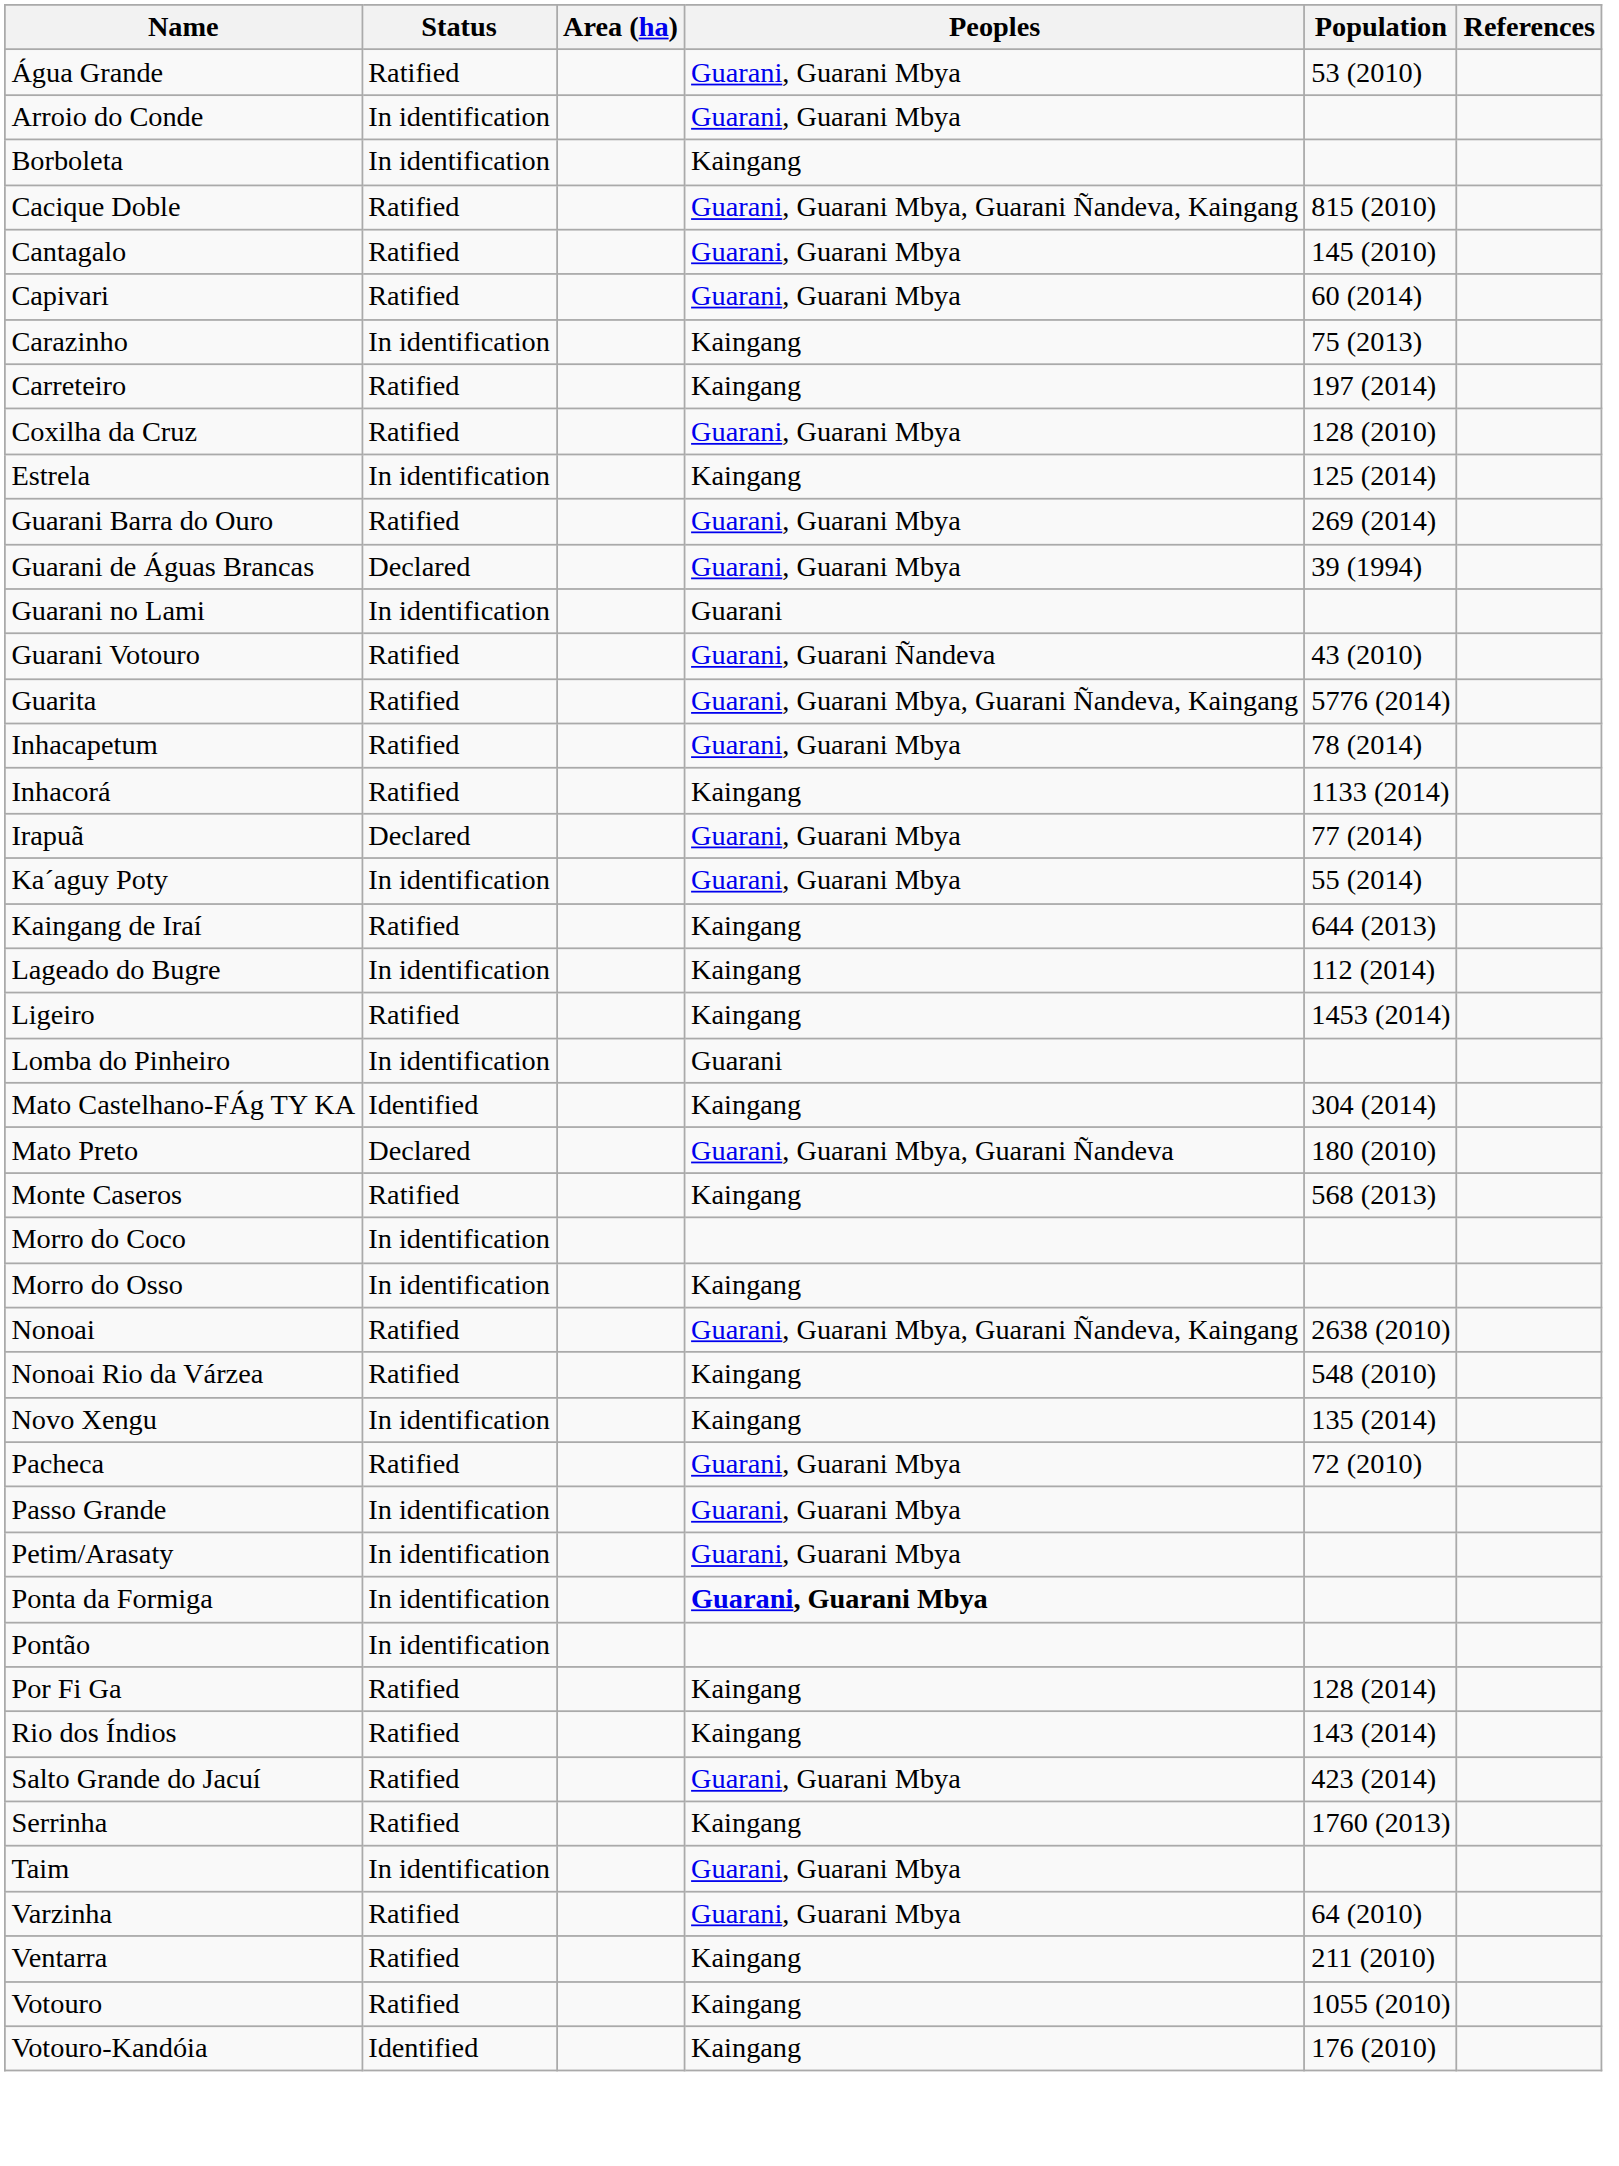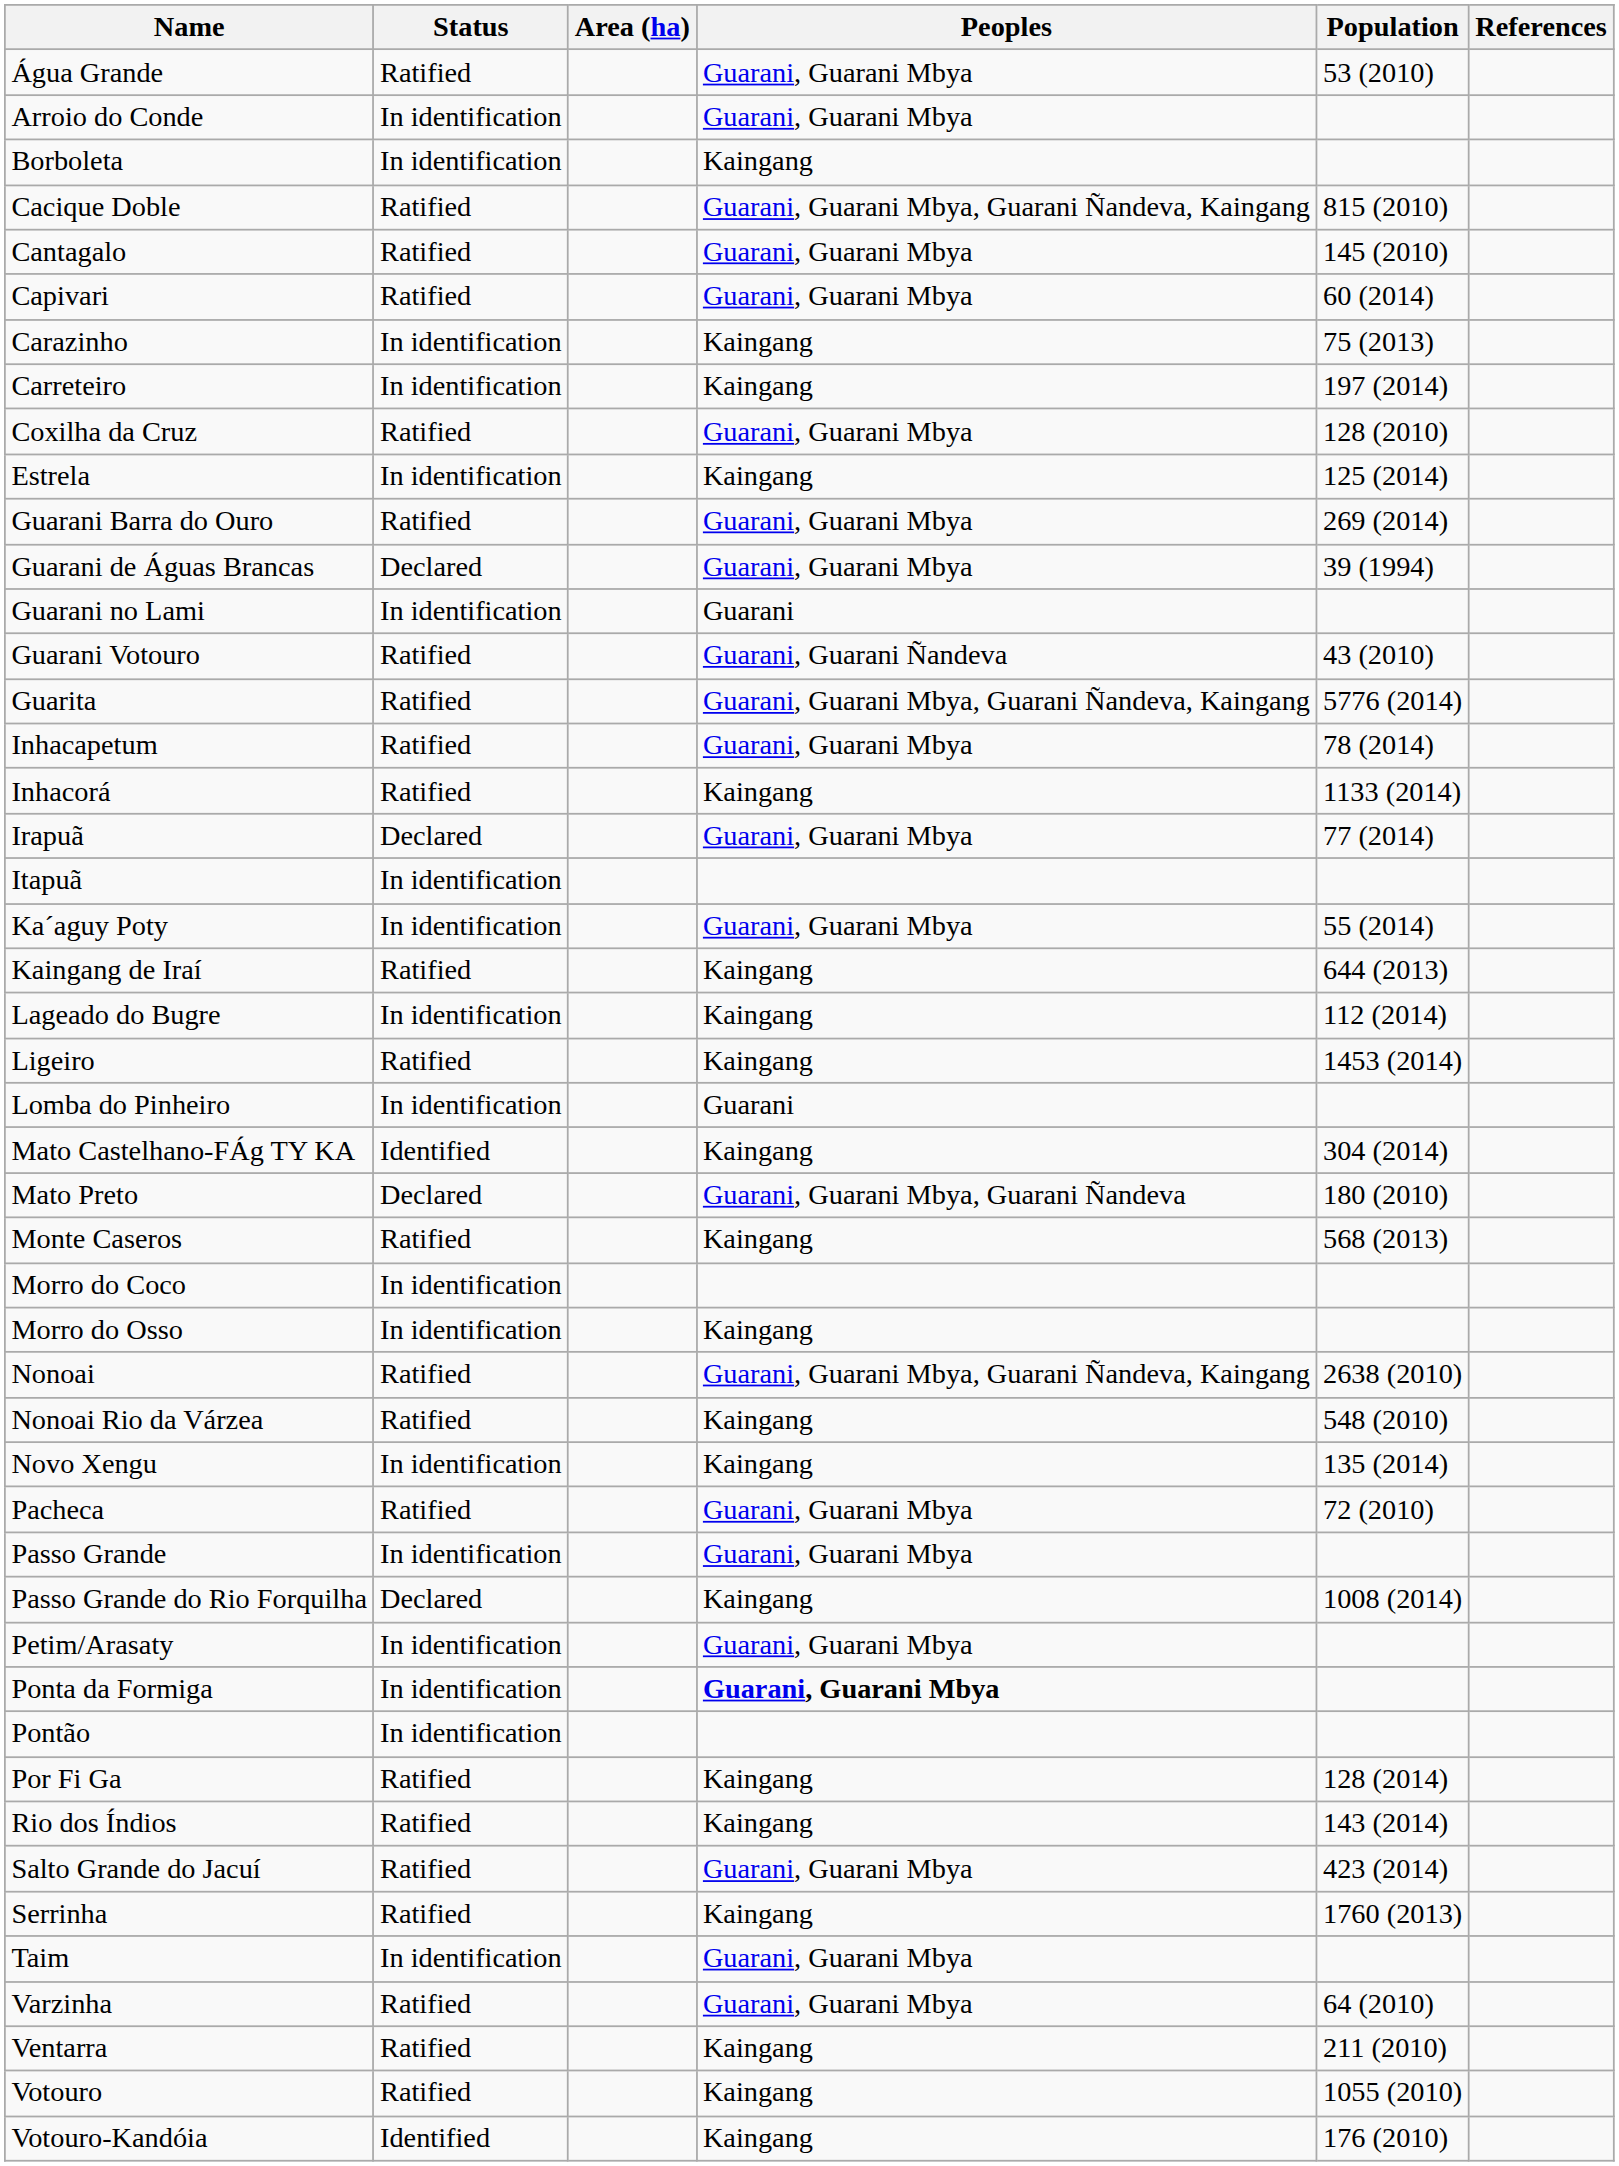(414, 386) Ratified -> (471, 386) In identification
+ row: (47, 880)
+ row: (189, 1598)
